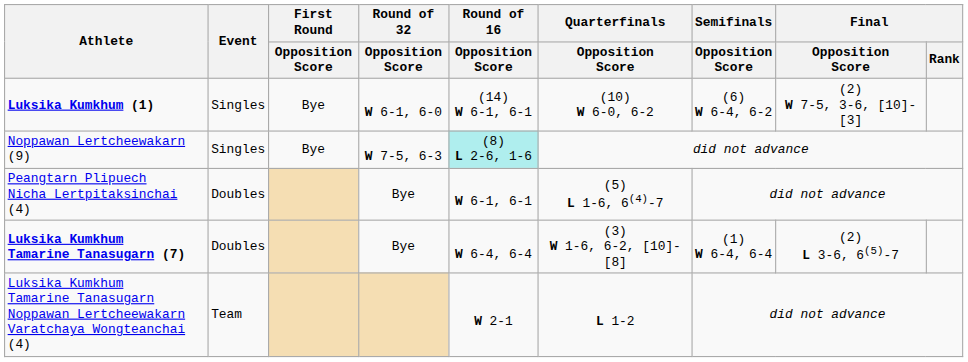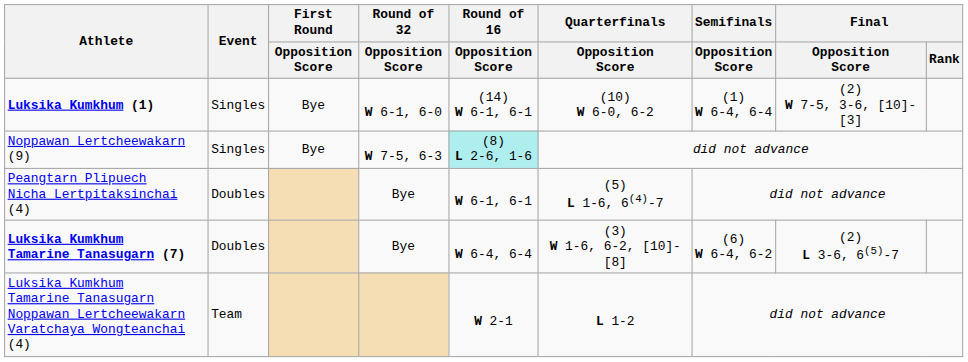(734, 104) (6) W 6-4, 6-2 -> (734, 104) (1) W 6-4, 6-4
(734, 246) (1) W 6-4, 6-4 -> (734, 246) (6) W 6-4, 6-2
